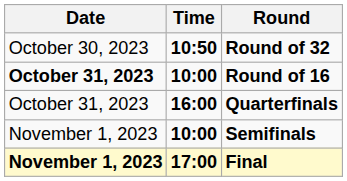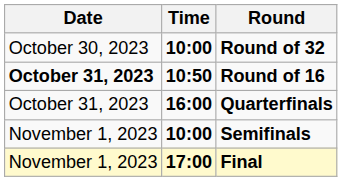(194, 47) 10:50 -> (189, 47) 10:00
(194, 76) 10:00 -> (189, 76) 10:50
(86, 162) bold -> (83, 162) normal
